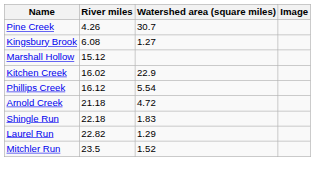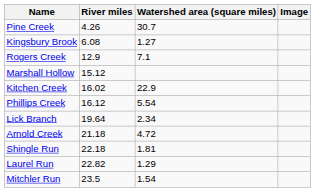+ row: (36, 57)
+ row: (32, 118)
(146, 118) 1.83 -> (146, 149) 1.81
(146, 149) 1.52 -> (146, 179) 1.54
